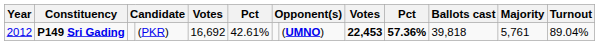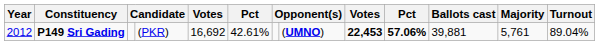(407, 31) 57.36% -> (407, 31) 57.06%
(449, 31) 39,818 -> (449, 31) 39,881
